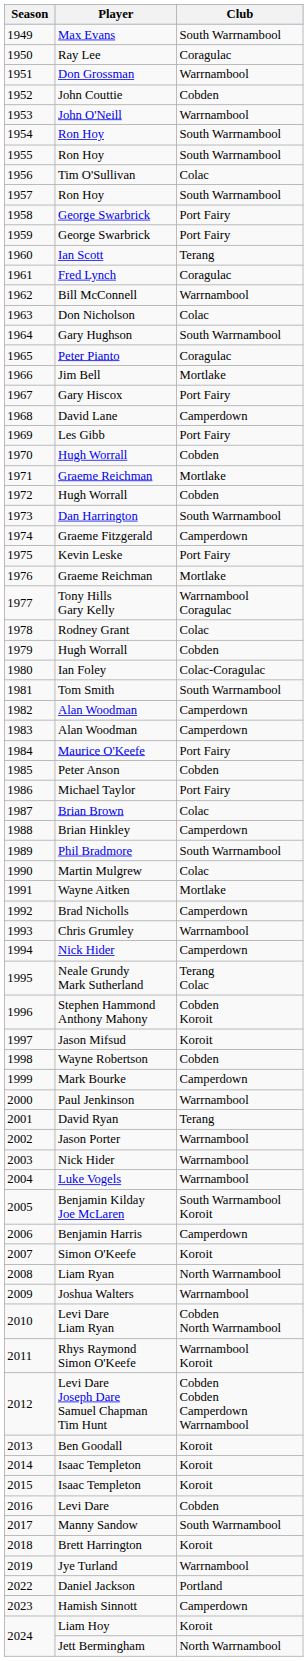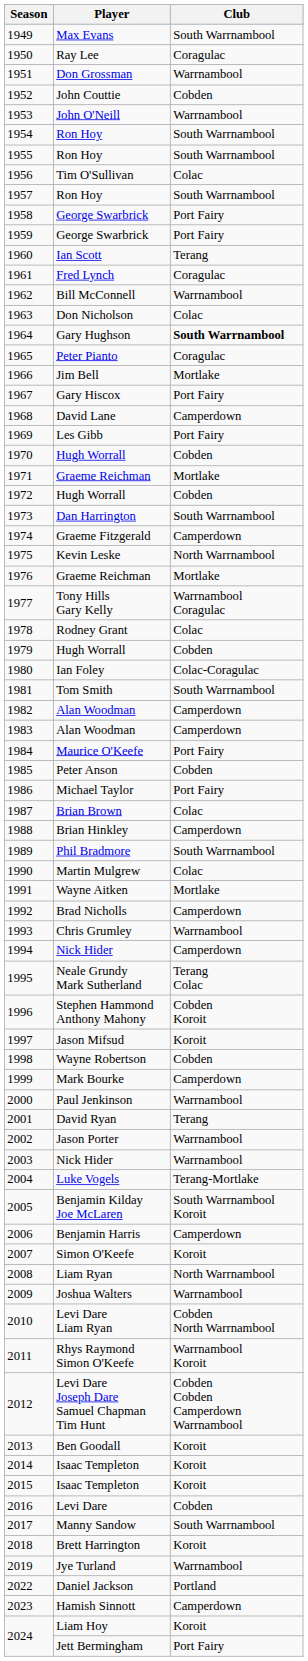(230, 335) normal -> (229, 335) bold
(205, 555) Port Fairy -> (224, 555) North Warrnambool
(214, 1179) Warrnambool -> (216, 1179) Terang-Mortlake
(230, 1645) North Warrnambool -> (199, 1645) Port Fairy
